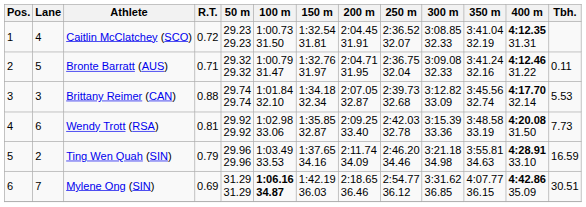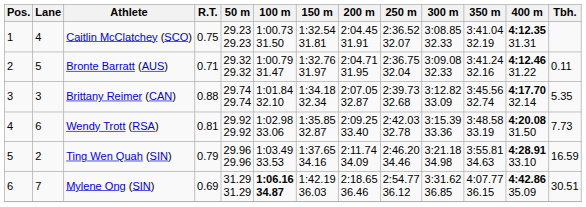(208, 36) 0.72 -> (208, 36) 0.75
(562, 96) 5.53 -> (562, 96) 5.35
